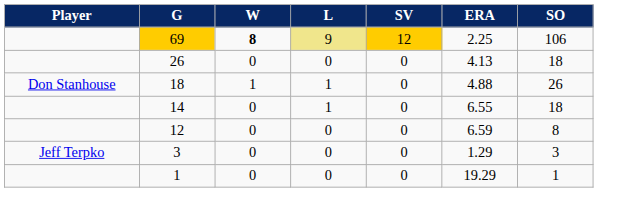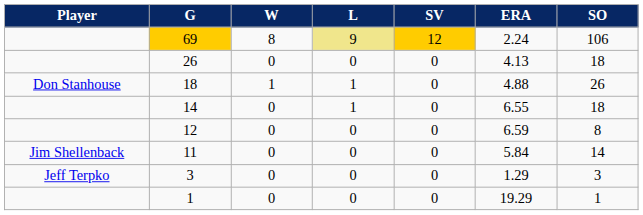(253, 38) bold -> (272, 38) normal
(480, 38) 2.25 -> (516, 38) 2.24
+ row: (190, 152)
